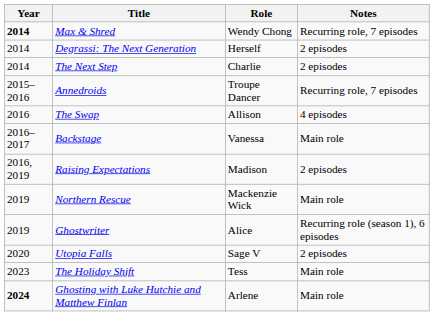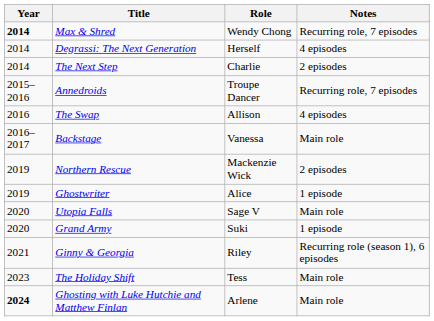(323, 48) 2 episodes -> (323, 48) 4 episodes
- row: (103, 169)
(322, 199) Main role -> (323, 169) 2 episodes
(362, 229) Recurring role (season 1), 6 episodes -> (321, 193) 1 episode
(323, 254) 2 episodes -> (321, 211) Main role
+ row: (83, 228)
+ row: (95, 252)
